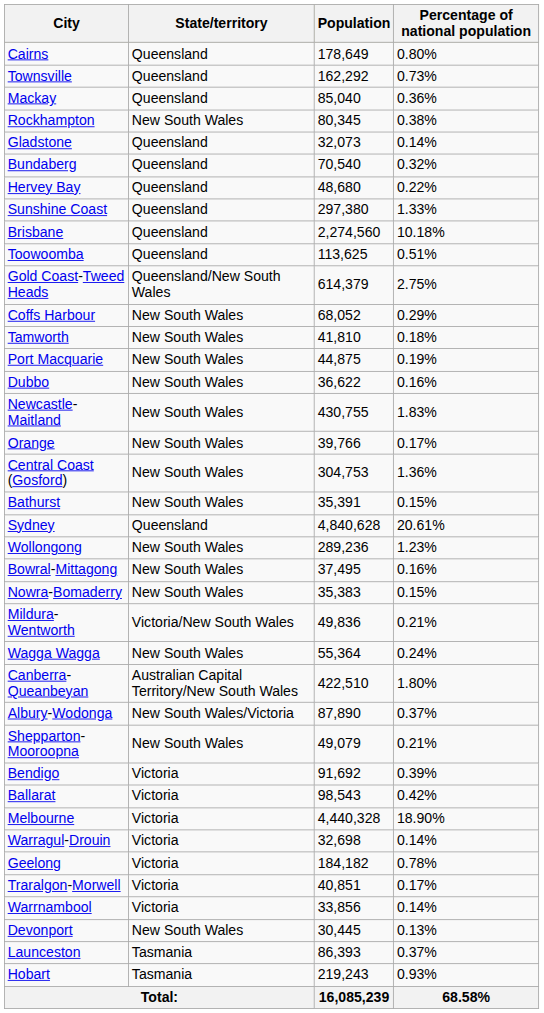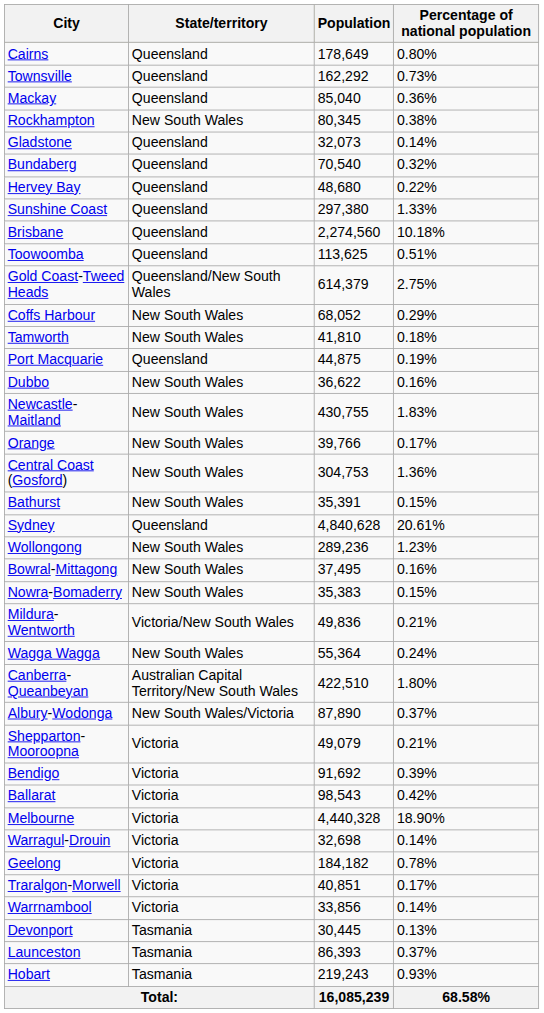(188, 359) New South Wales -> (170, 359) Queensland
(188, 743) New South Wales -> (155, 743) Victoria
(188, 930) New South Wales -> (162, 930) Tasmania
